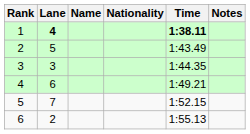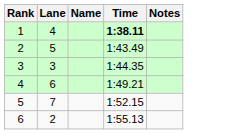- column: (135, 13)
(53, 31) bold -> (53, 31) normal
